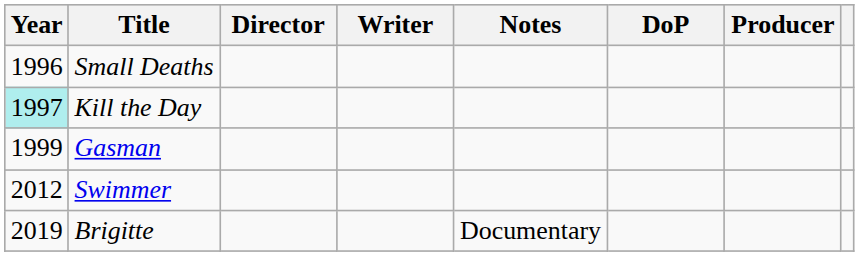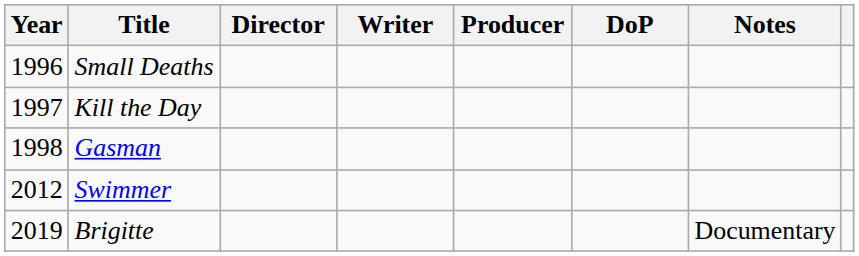columns swapped: (783, 25) <-> (531, 25)
(37, 107) paleturquoise background -> (37, 107) no background
(37, 148) 1999 -> (37, 148) 1998
